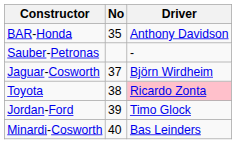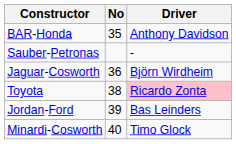(115, 72) 37 -> (115, 72) 36
(160, 110) Timo Glock -> (165, 110) Bas Leinders
(165, 130) Bas Leinders -> (160, 130) Timo Glock
